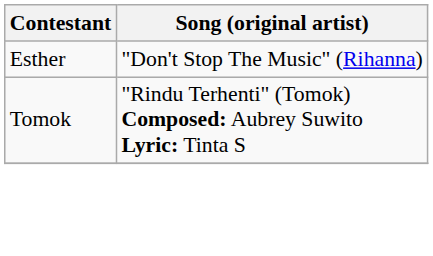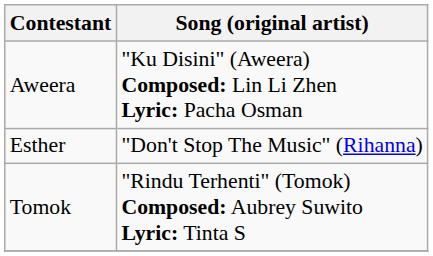+ row: (43, 84)
